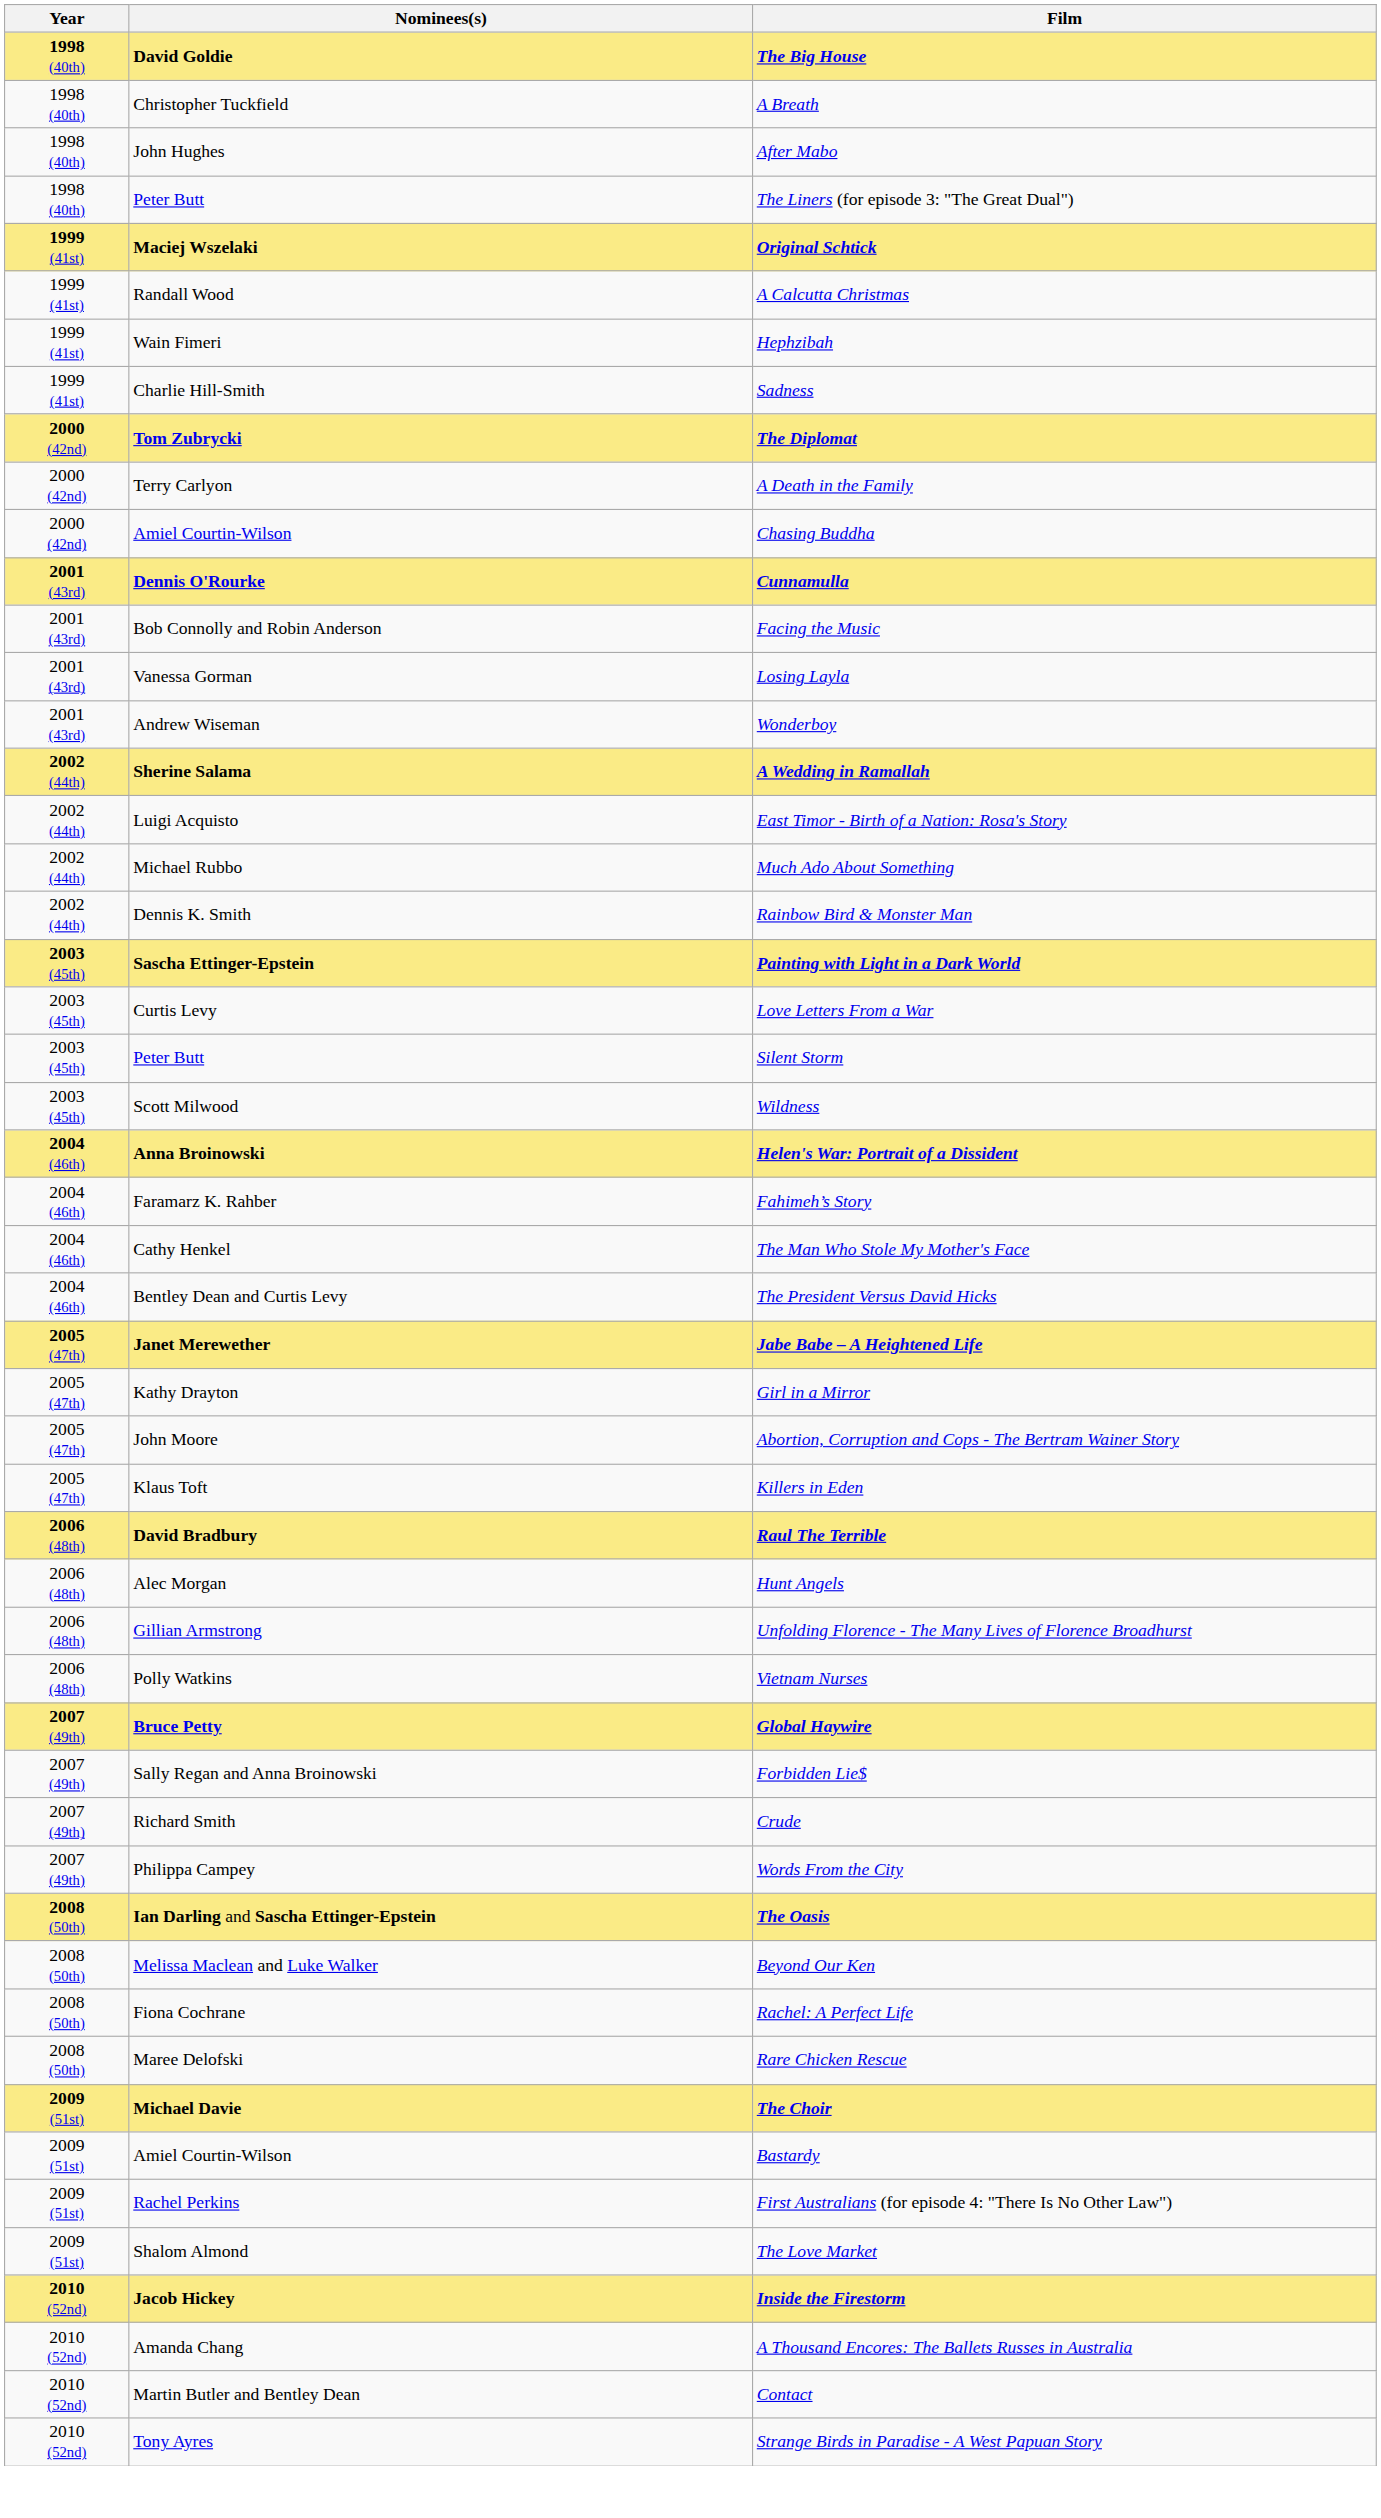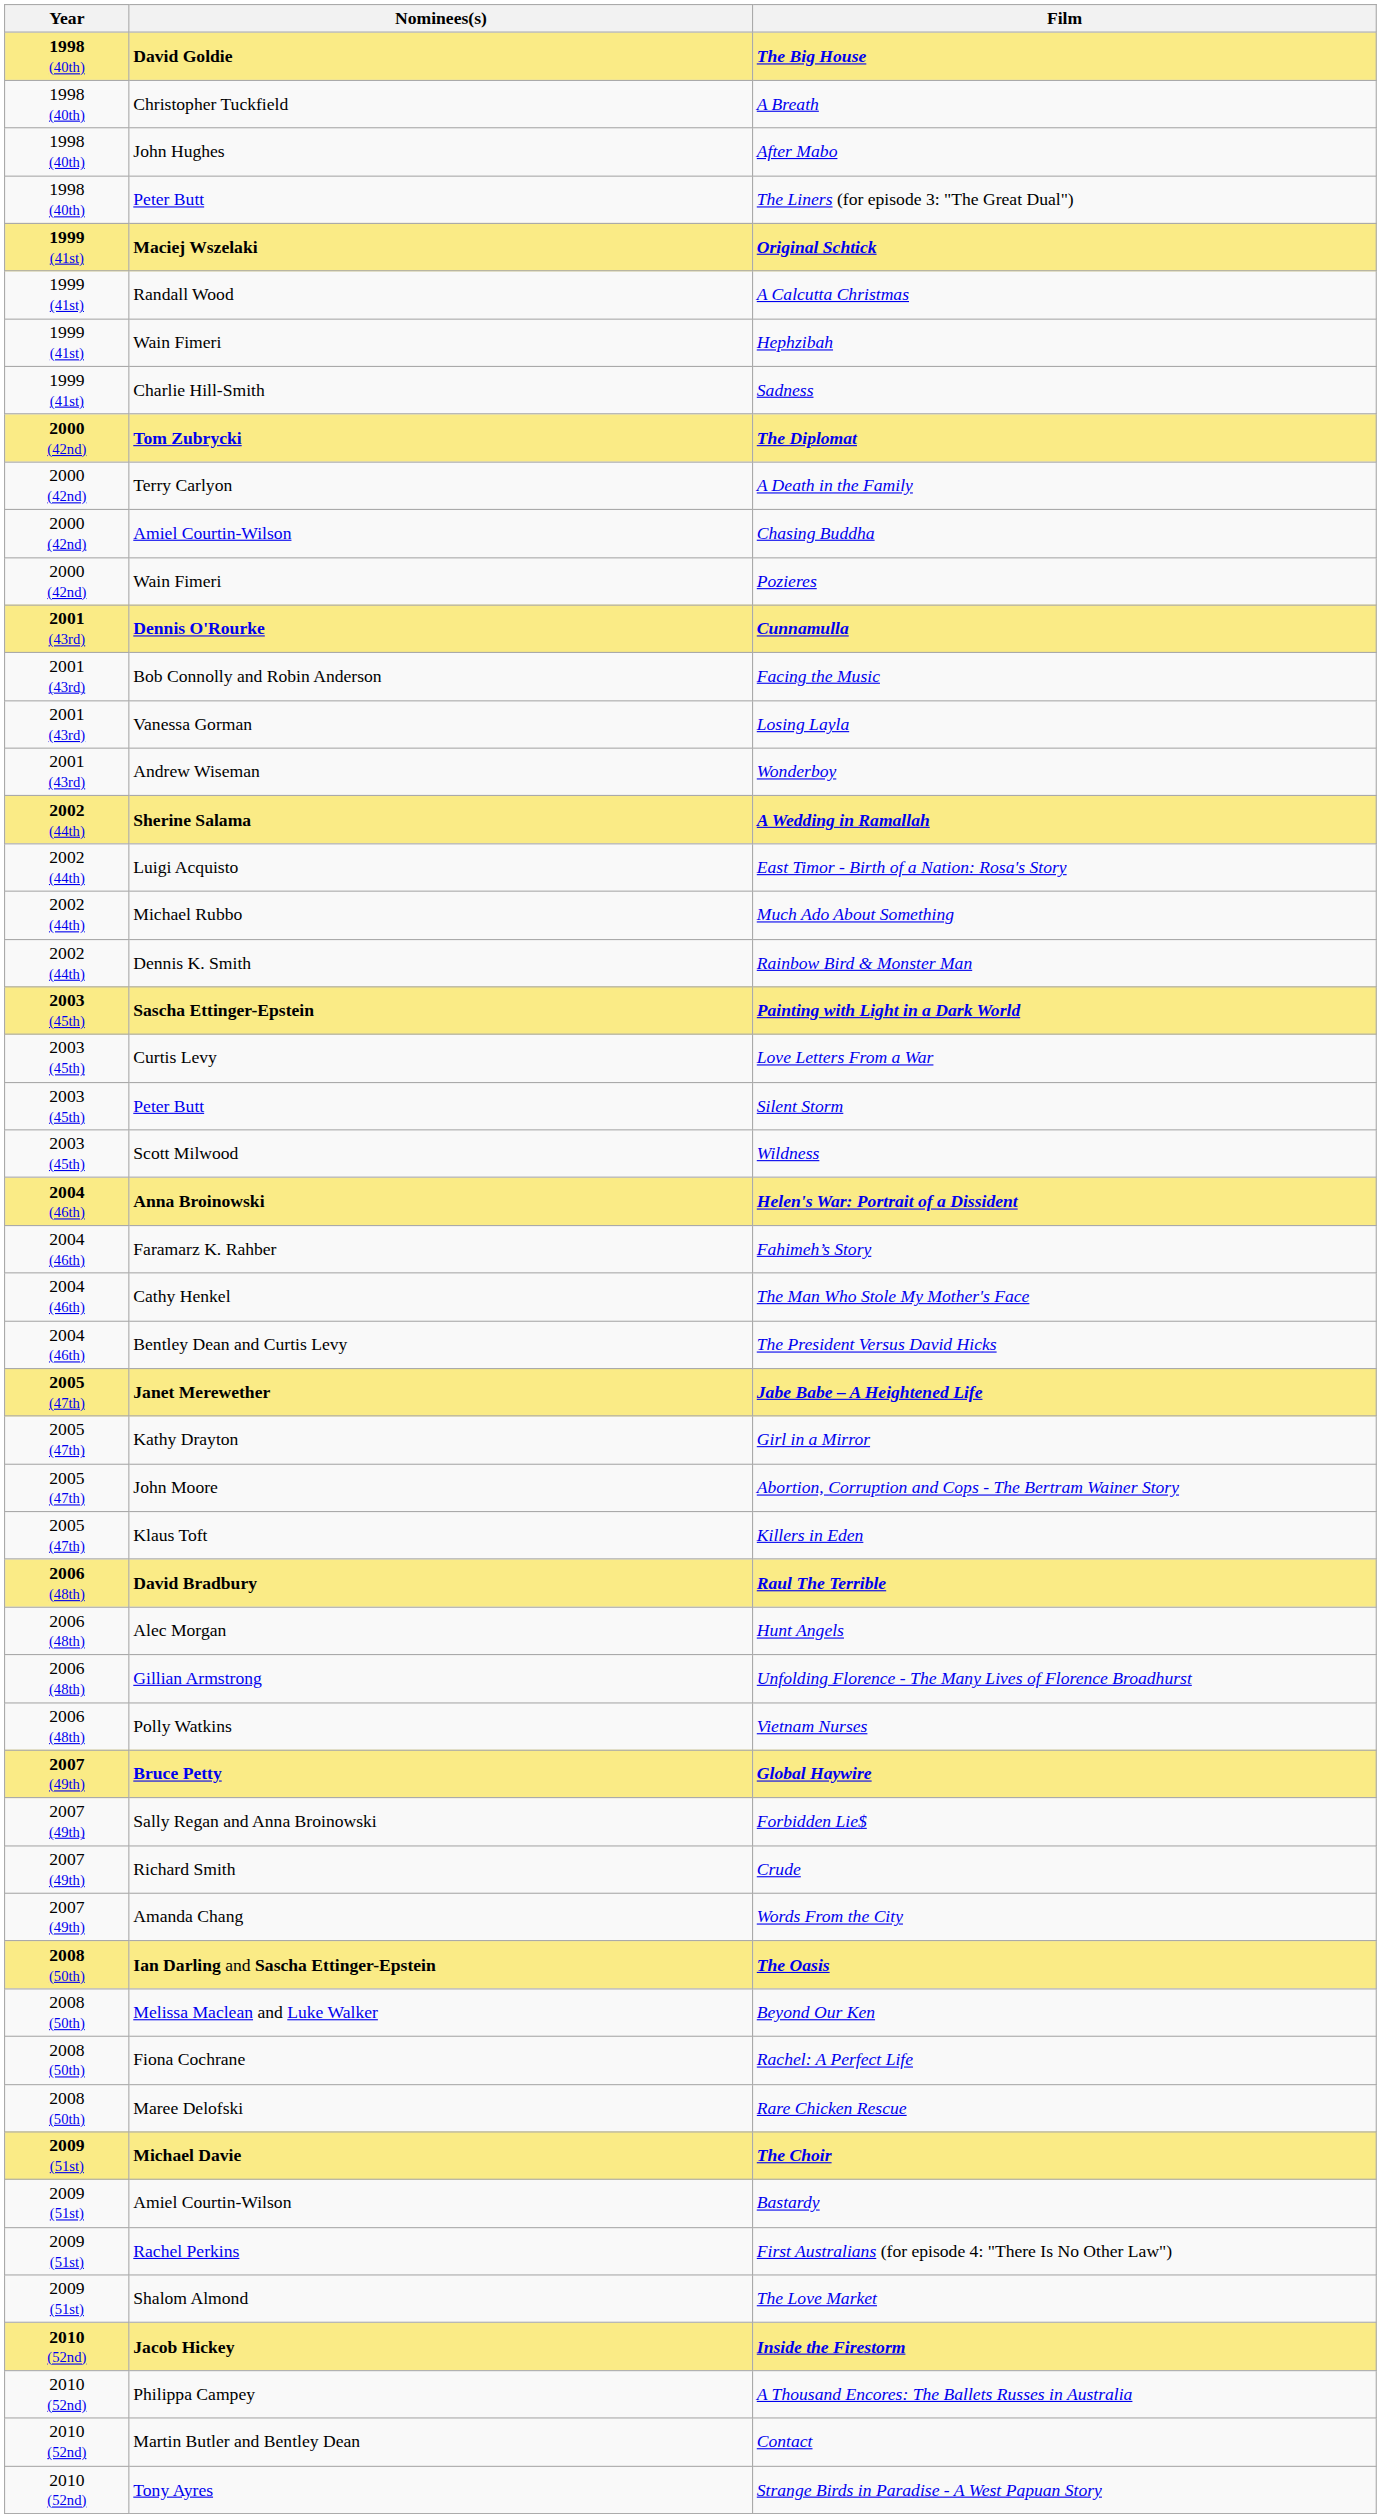+ row: (787, 581)
(194, 1869) Philippa Campey -> (188, 1917) Amanda Chang
(188, 2346) Amanda Chang -> (194, 2394) Philippa Campey
